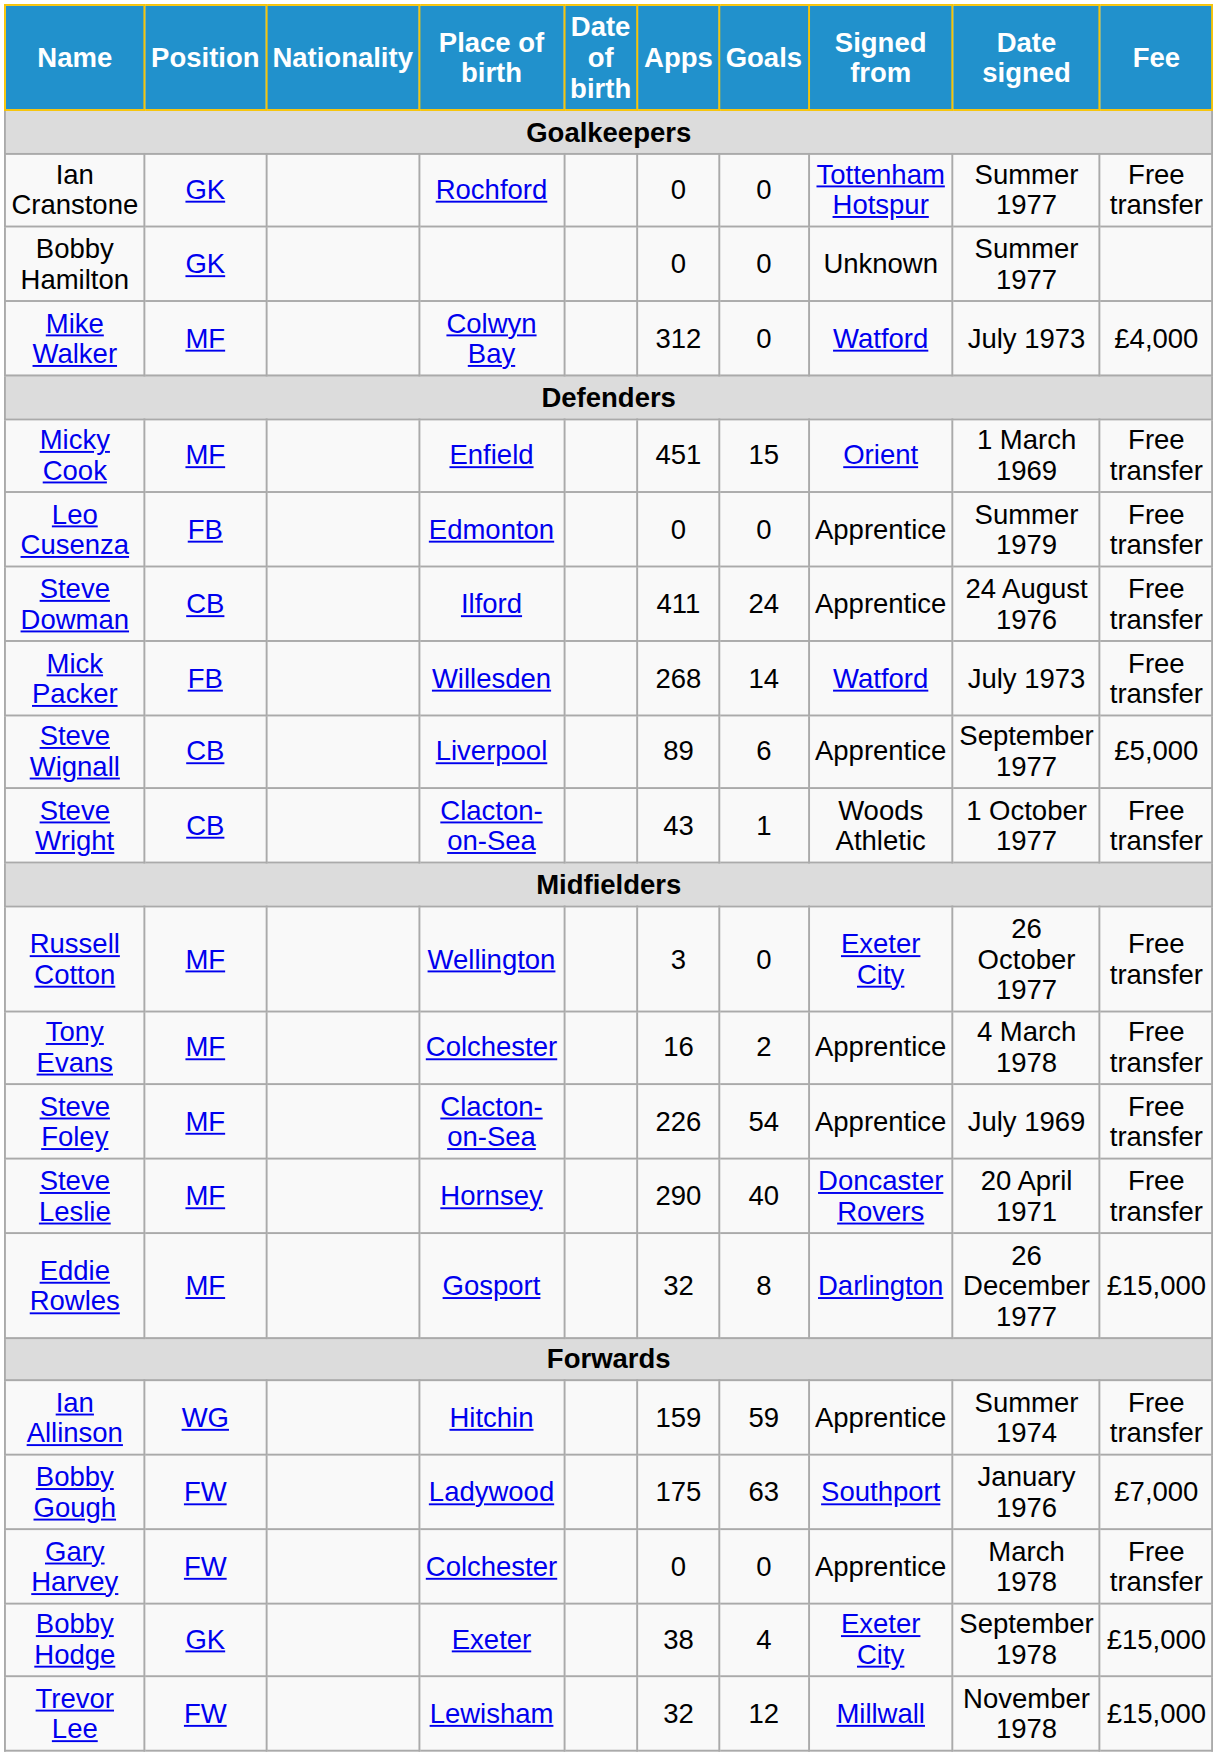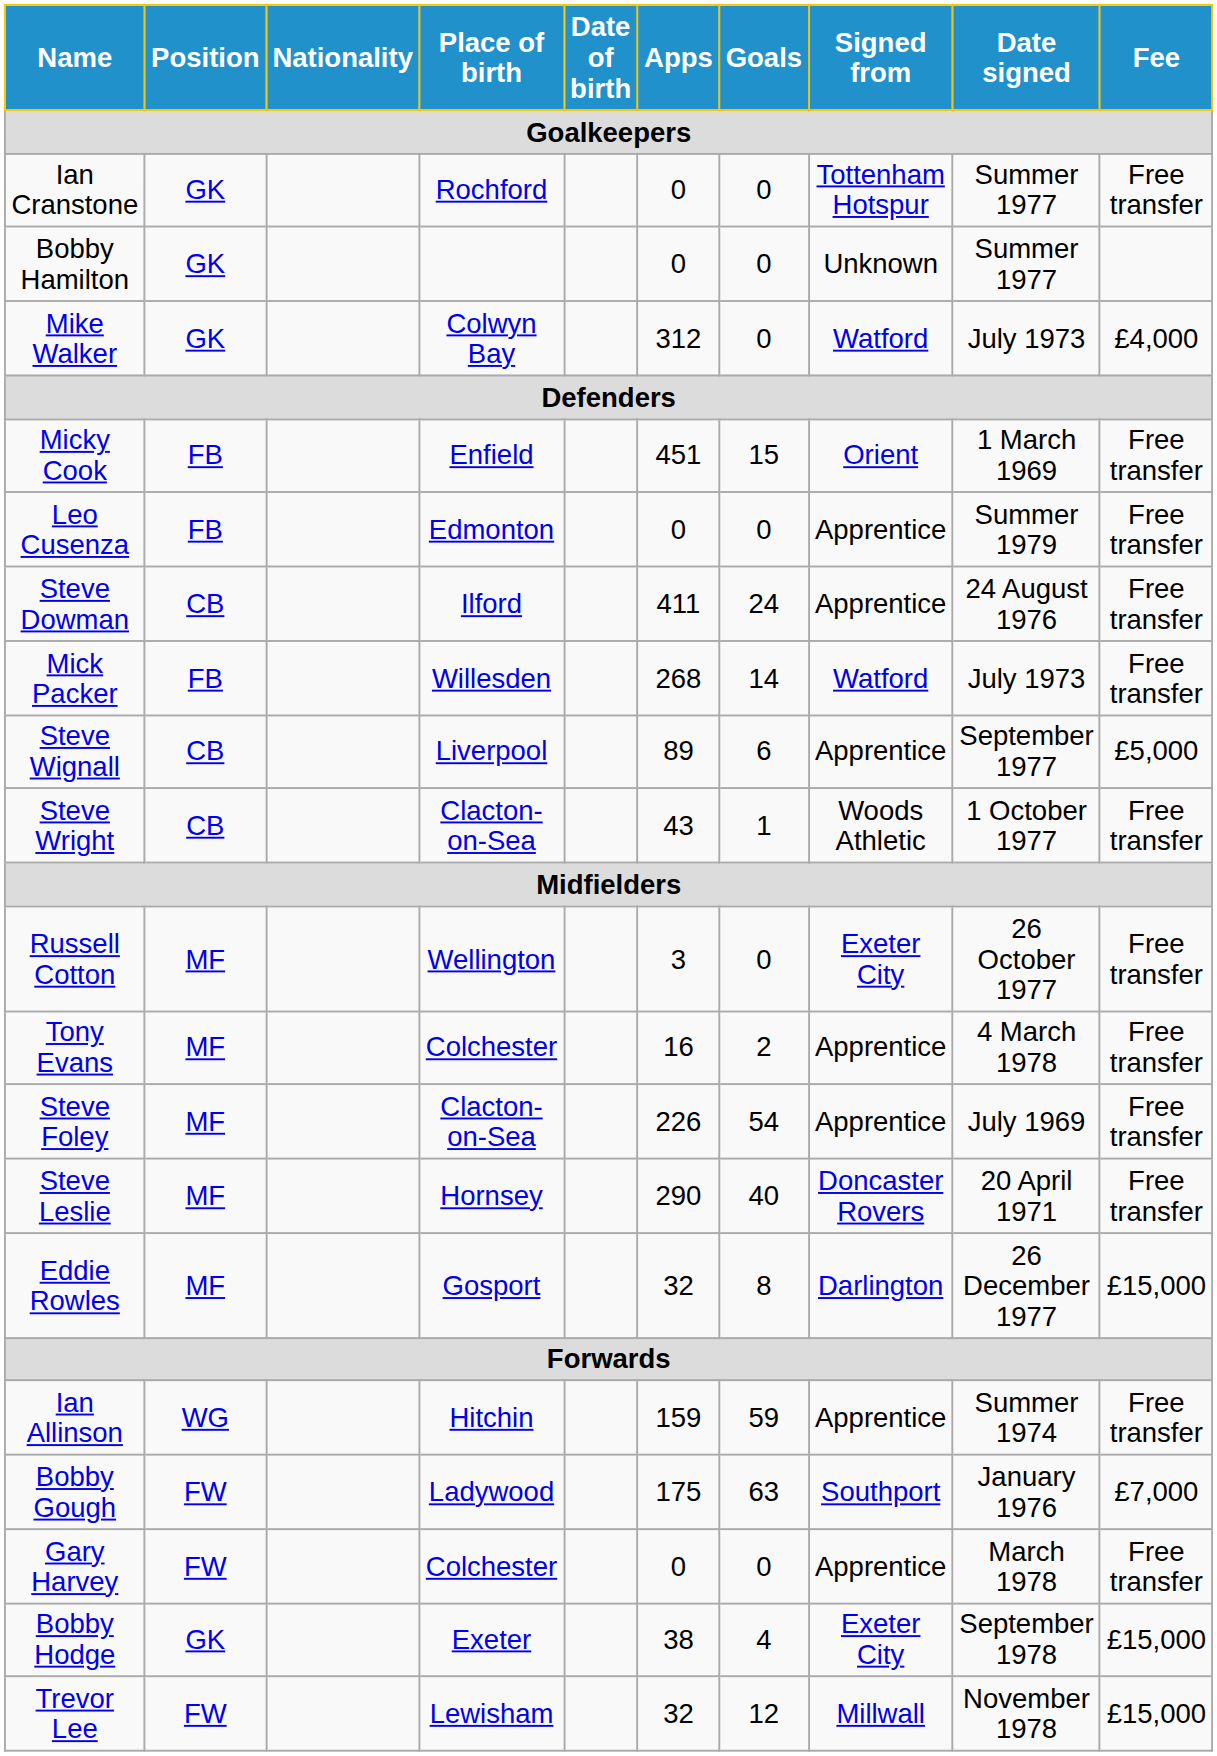(205, 338) MF -> (205, 338) GK
(205, 456) MF -> (205, 456) FB
